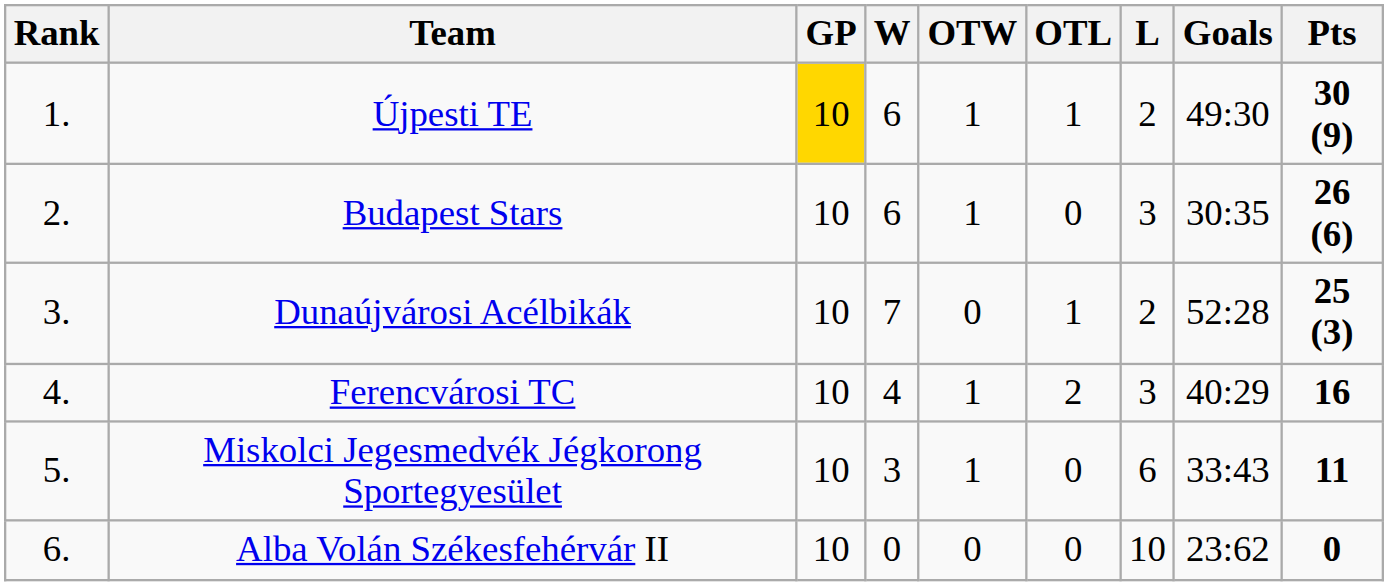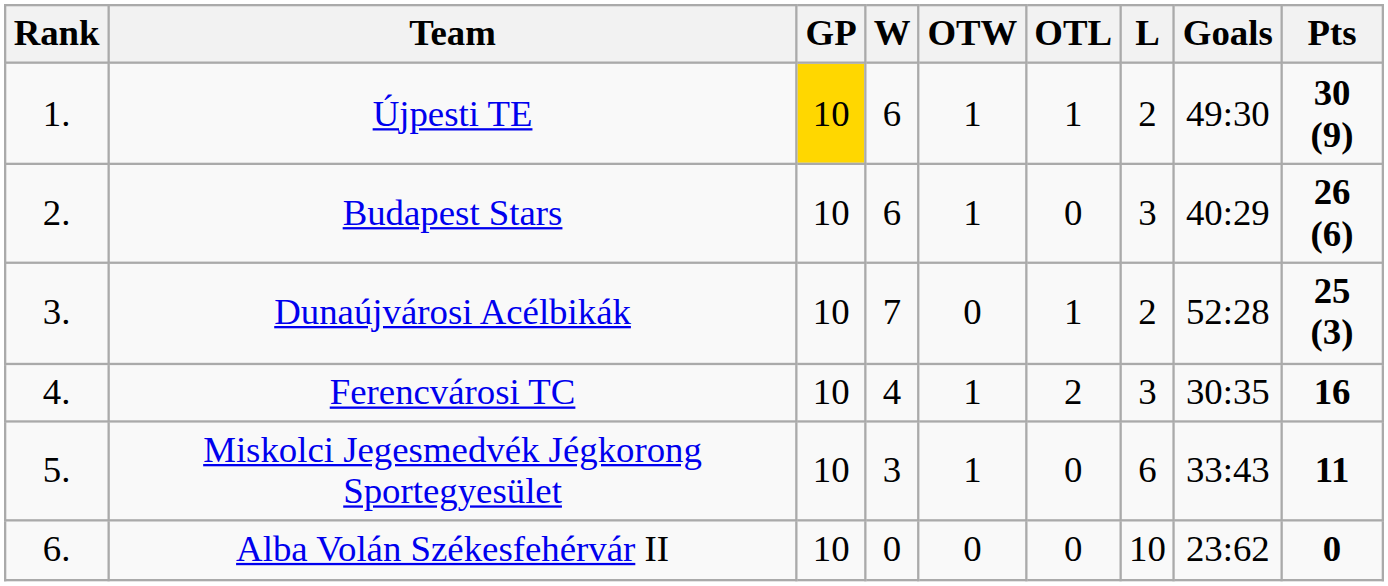(1228, 212) 30:35 -> (1228, 212) 40:29
(1228, 391) 40:29 -> (1228, 391) 30:35
